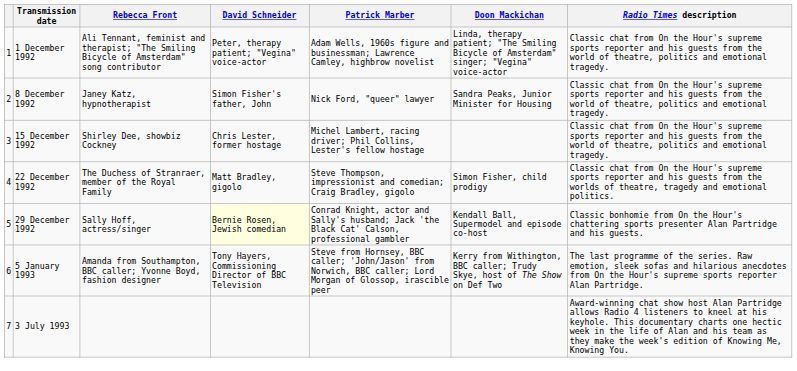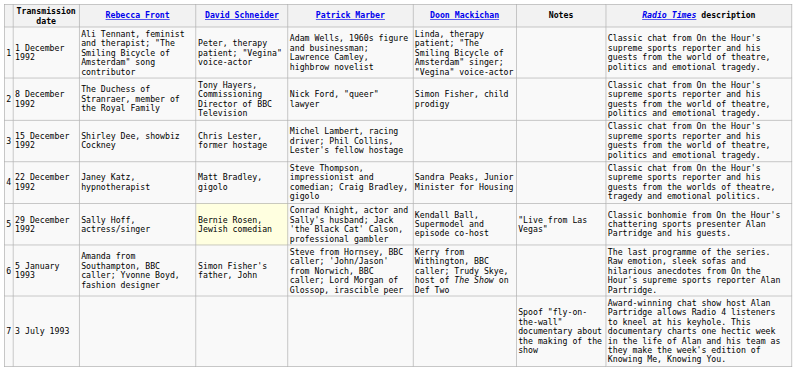+ column: (561, 16)
(117, 99) Janey Katz, hypnotherapist -> (130, 99) The Duchess of Stranraer, member of the Royal Family
(247, 99) Simon Fisher's father, John -> (235, 99) Tony Hayers, Commissioning Director of BBC Television
(502, 99) Sandra Peaks, Junior Minister for Housing -> (462, 99) Simon Fisher, child prodigy
(144, 183) The Duchess of Stranraer, member of the Royal Family -> (116, 183) Janey Katz, hypnotherapist
(500, 183) Simon Fisher, child prodigy -> (464, 183) Sandra Peaks, Junior Minister for Housing
(249, 271) Tony Hayers, Commissioning Director of BBC Television -> (233, 271) Simon Fisher's father, John
